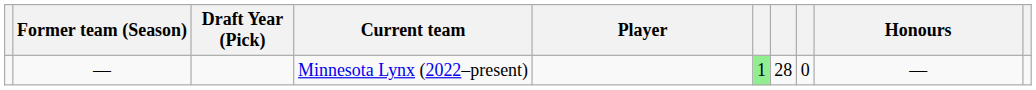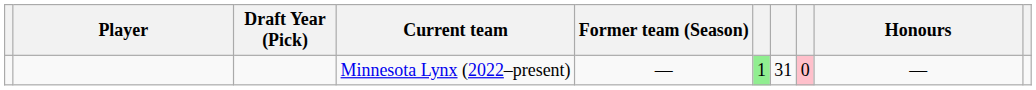columns swapped: (643, 30) <-> (102, 30)
(783, 70) 28 -> (783, 70) 31
(805, 70) no background -> (805, 70) pink background
